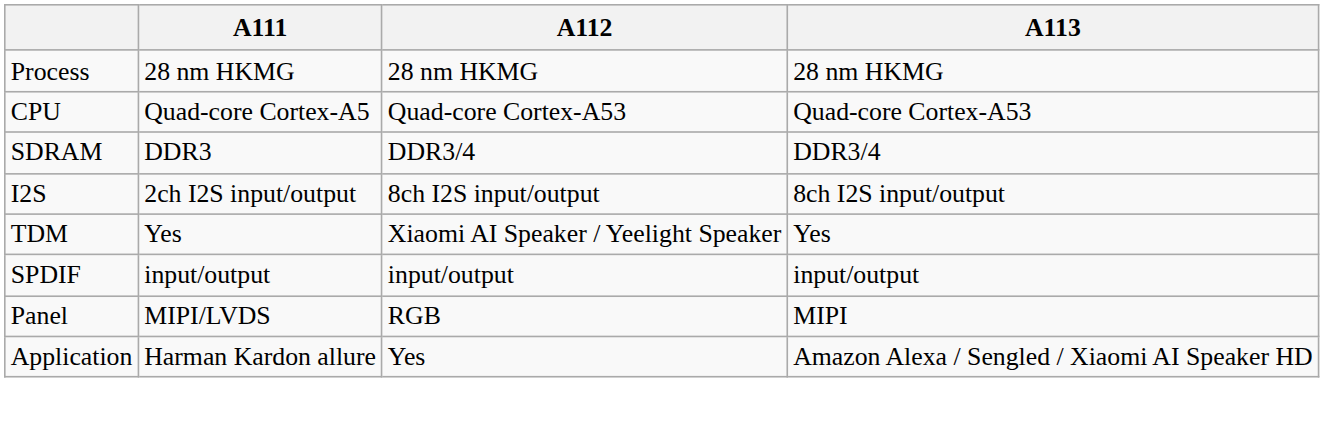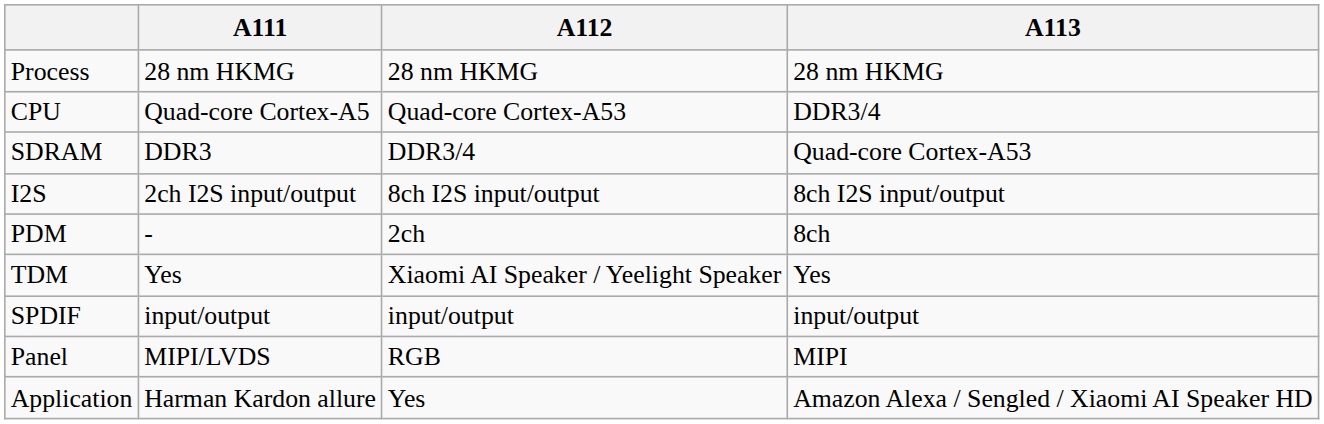(912, 111) Quad-core Cortex-A53 -> (837, 111) DDR3/4
(837, 152) DDR3/4 -> (912, 152) Quad-core Cortex-A53
+ row: (39, 234)
